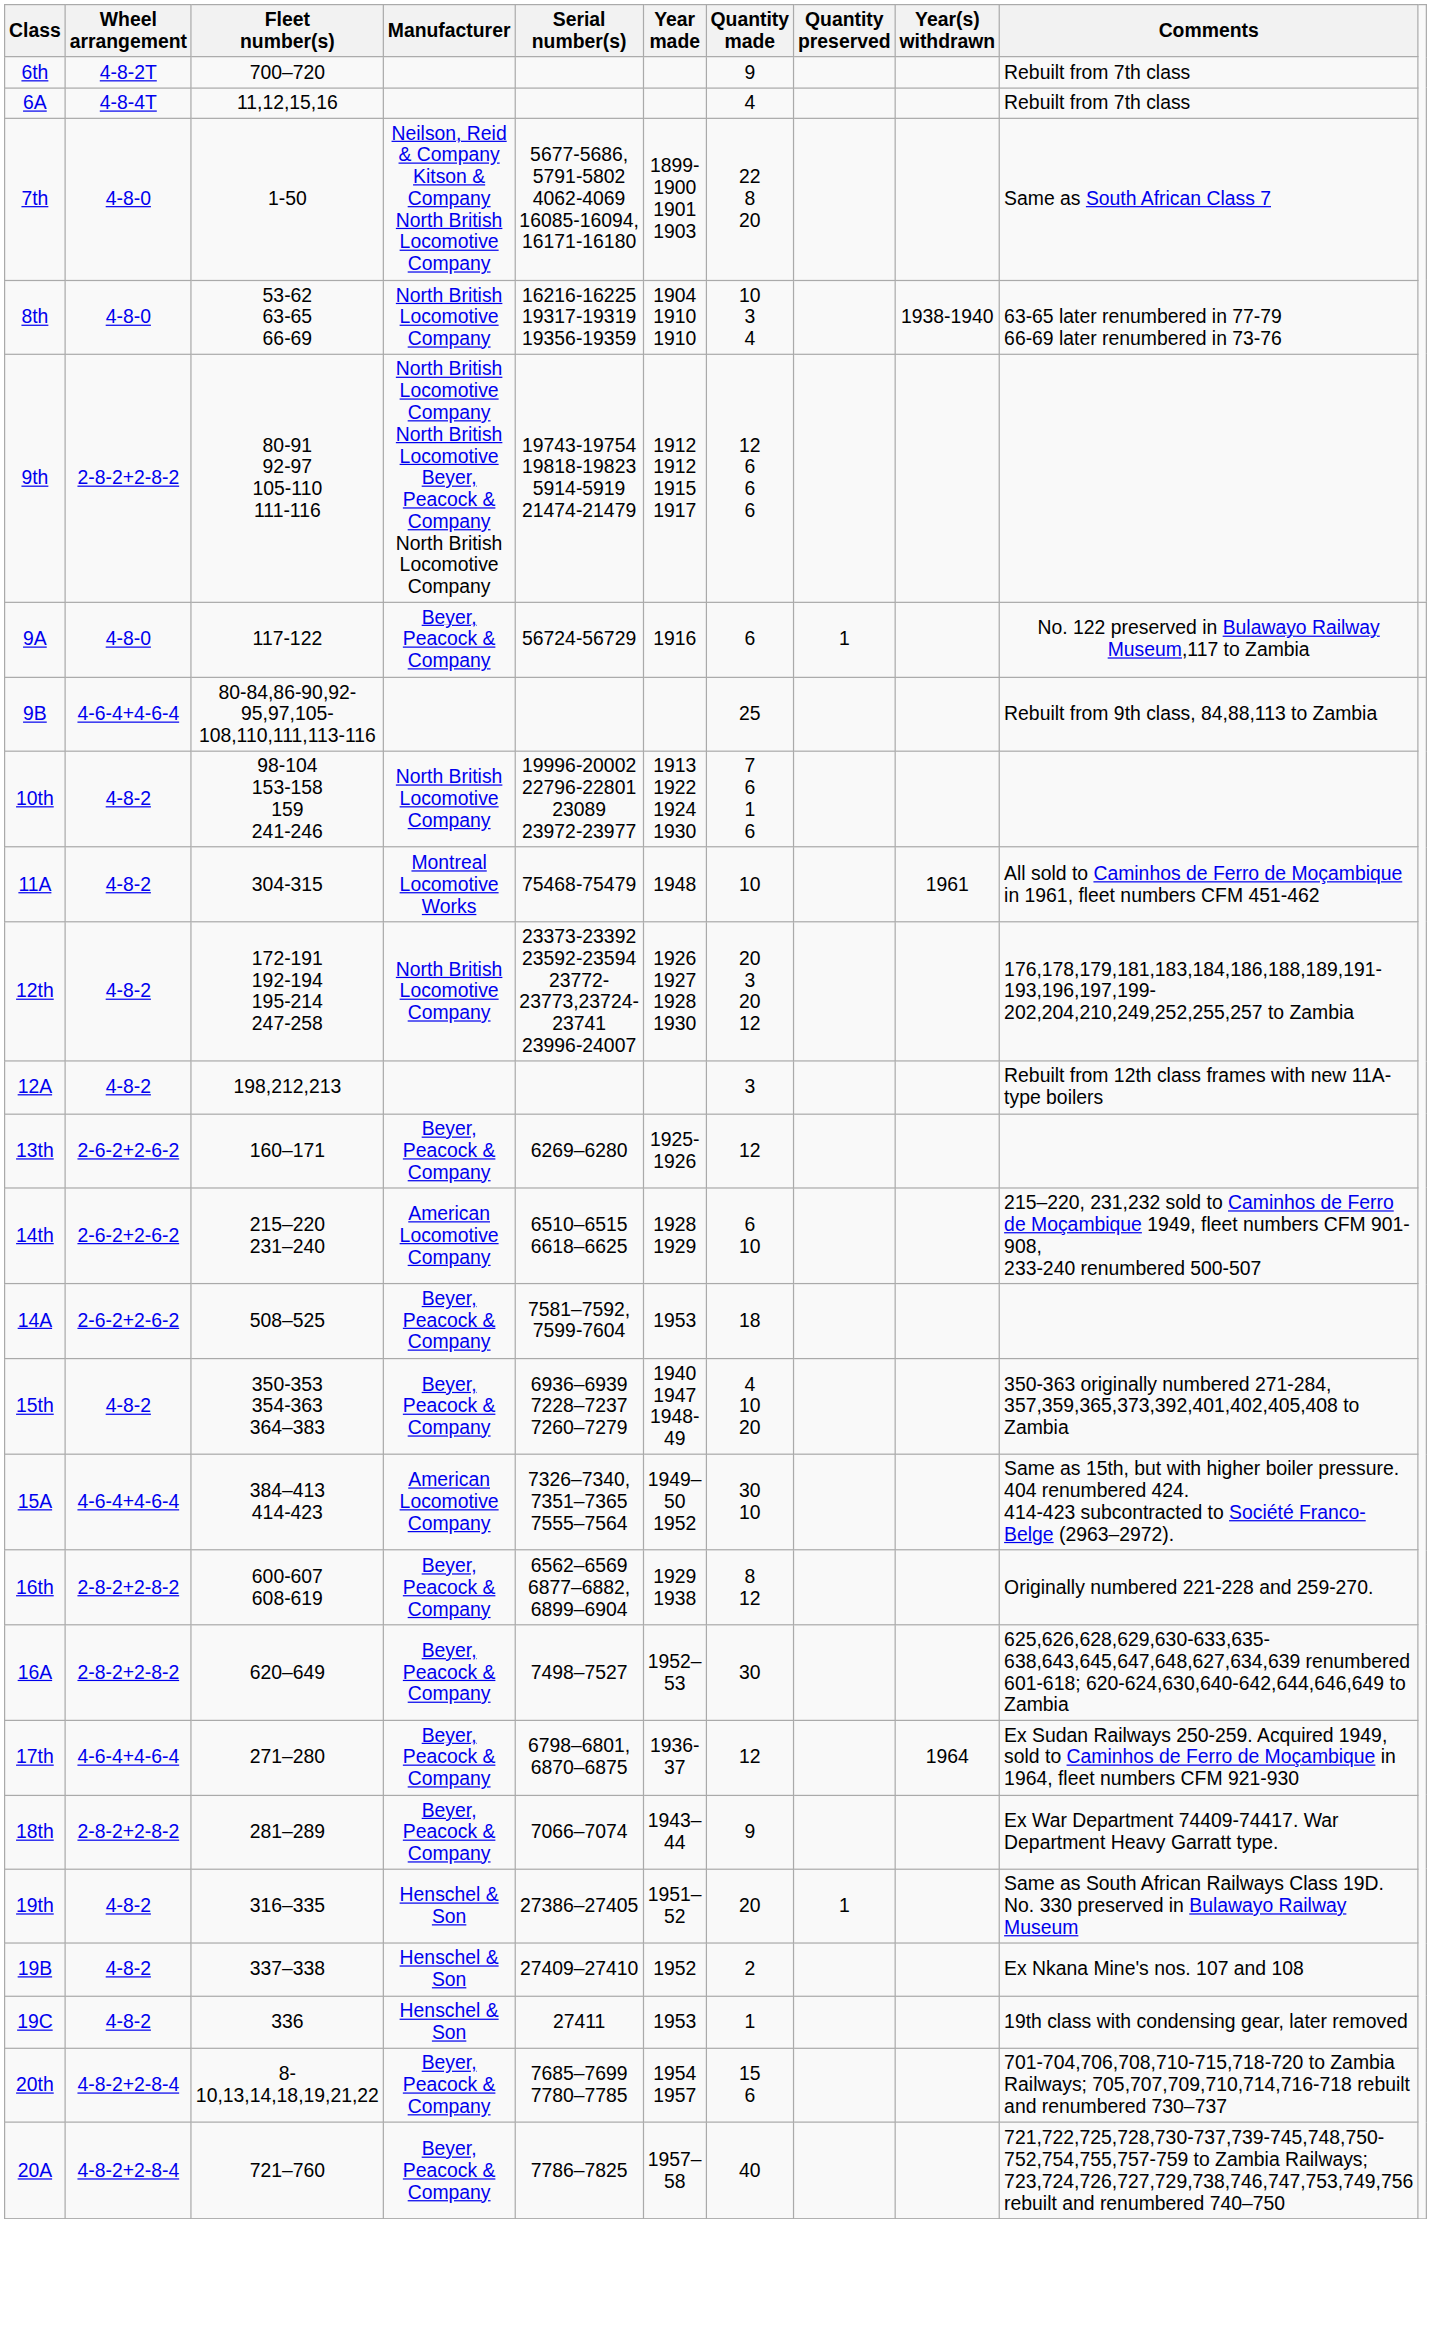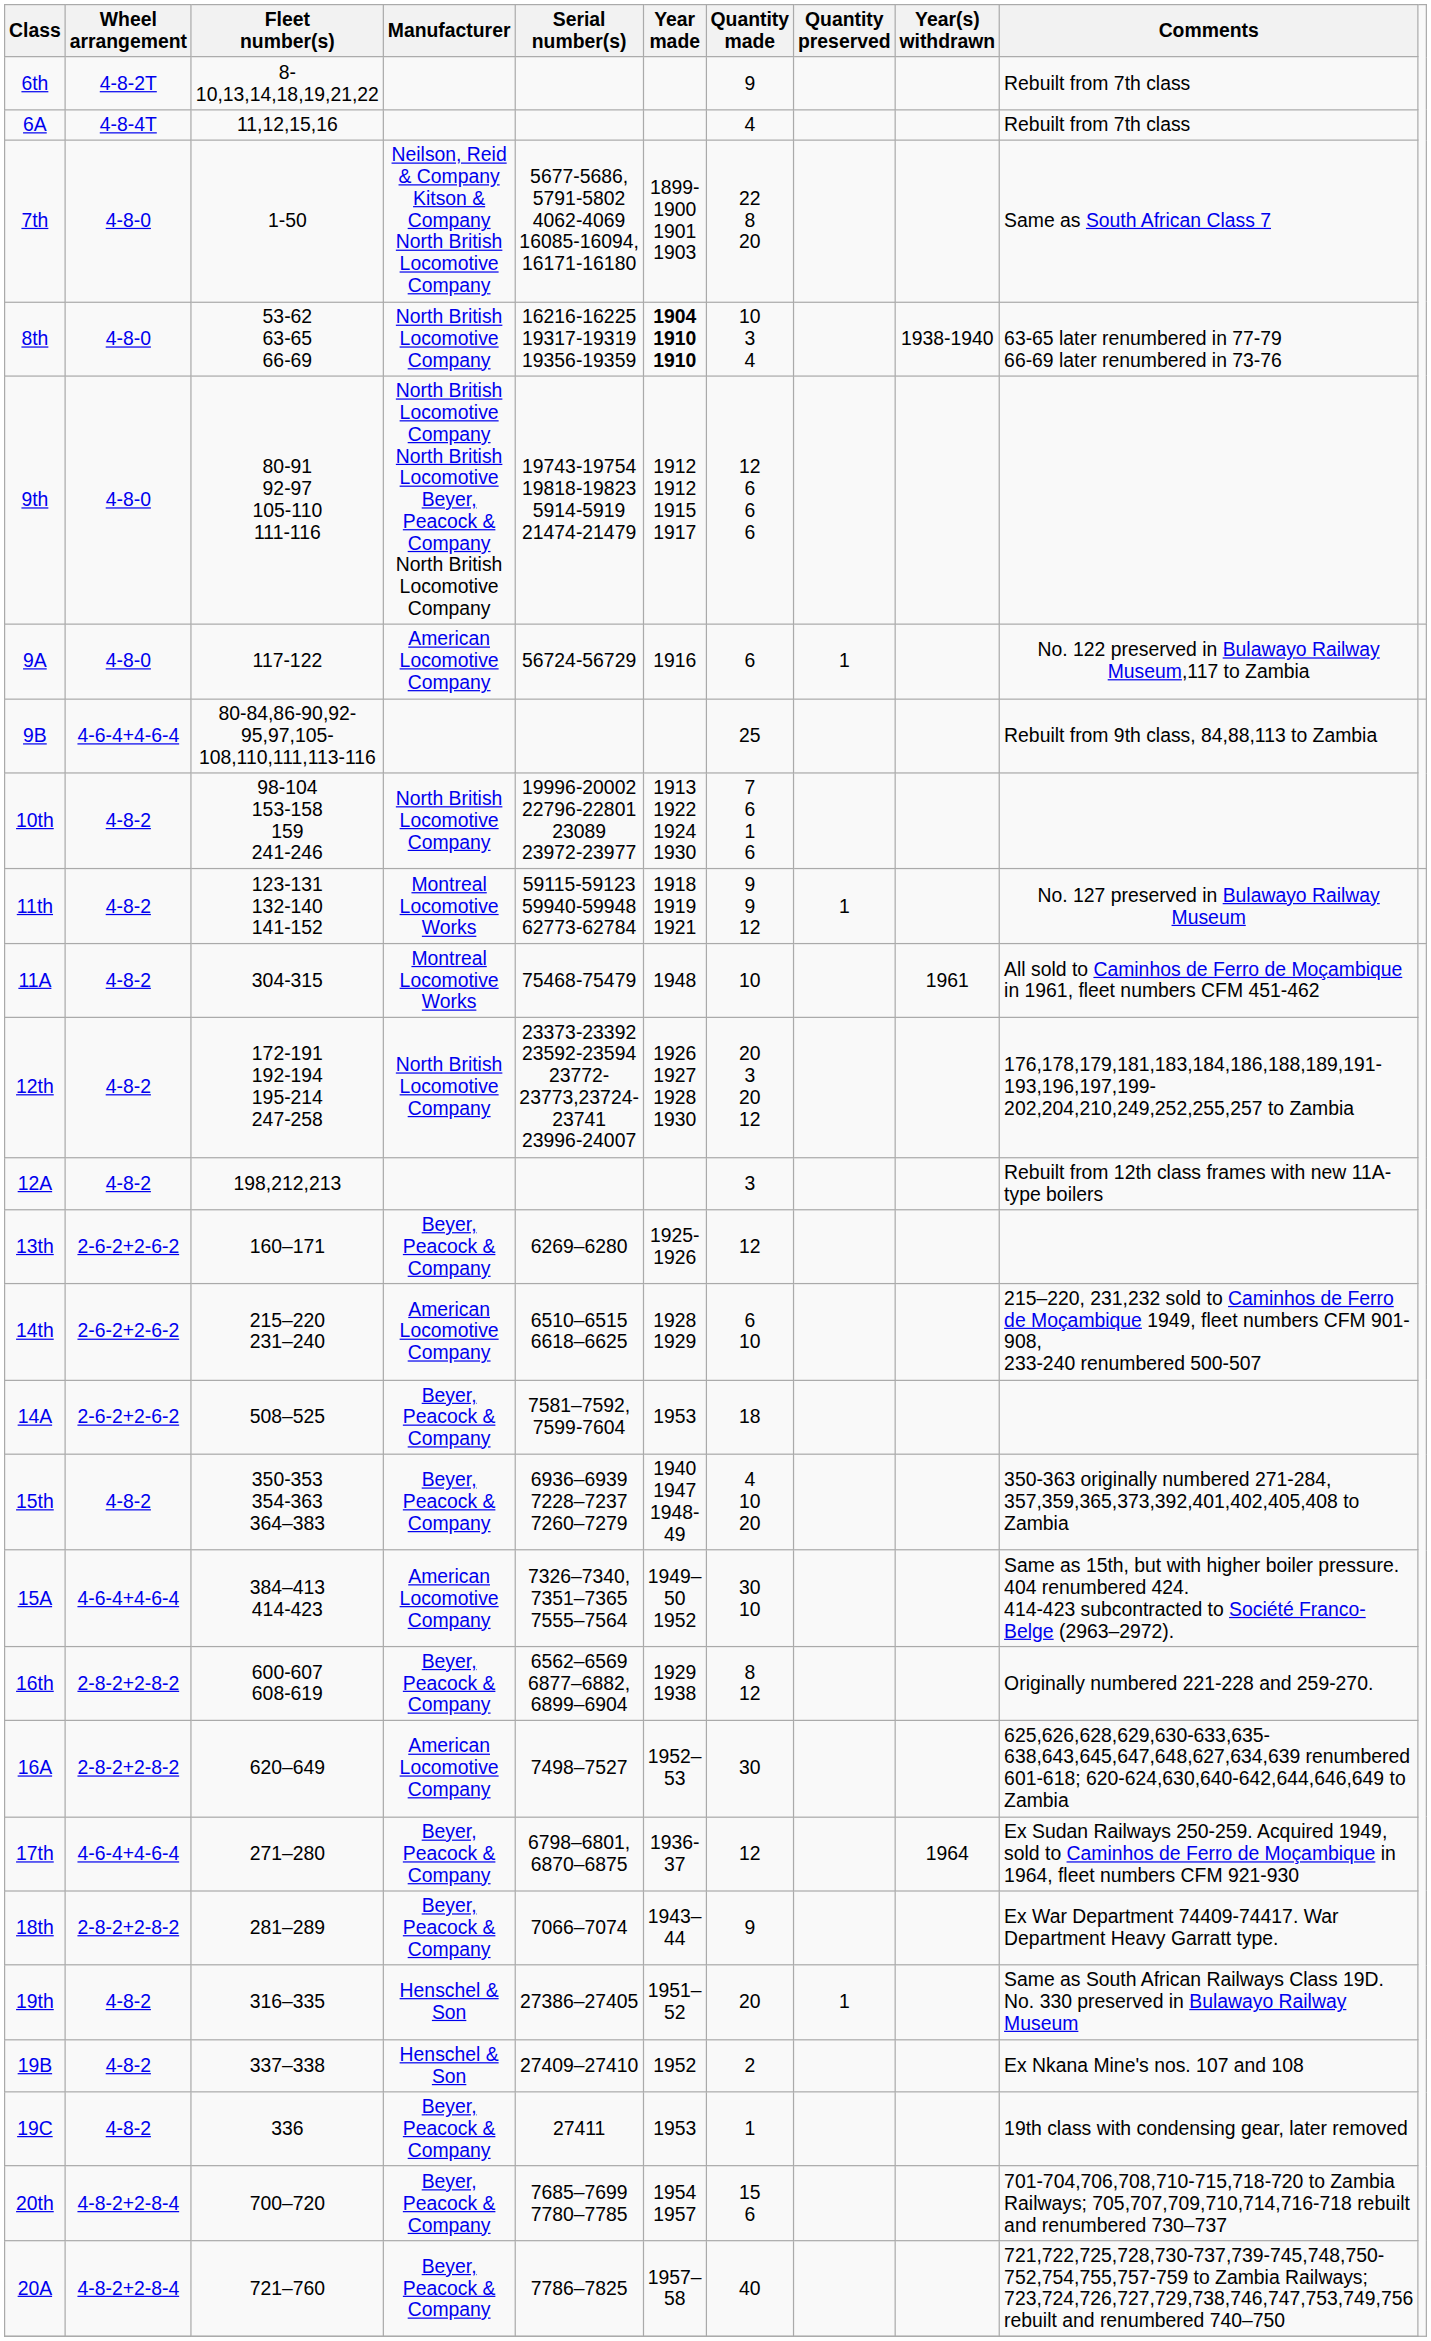(287, 72) 700–720 -> (287, 83) 8-10,13,14,18,19,21,22
(675, 316) normal -> (675, 338) bold
(128, 478) 2-8-2+2-8-2 -> (128, 500) 4-8-0
(449, 639) Beyer, Peacock & Company -> (449, 661) American Locomotive Company
+ row: (35, 906)
(449, 1672) Beyer, Peacock & Company -> (449, 1768) American Locomotive Company
(449, 2021) Henschel & Son -> (449, 2128) Beyer, Peacock & Company
(287, 2085) 8-10,13,14,18,19,21,22 -> (287, 2203) 700–720
